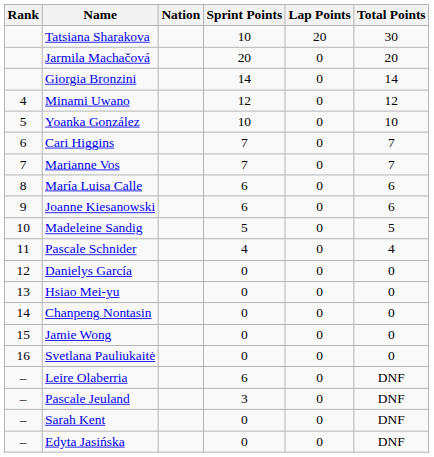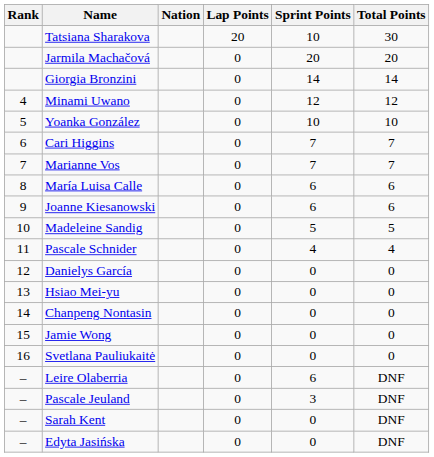columns swapped: (244, 15) <-> (320, 15)
